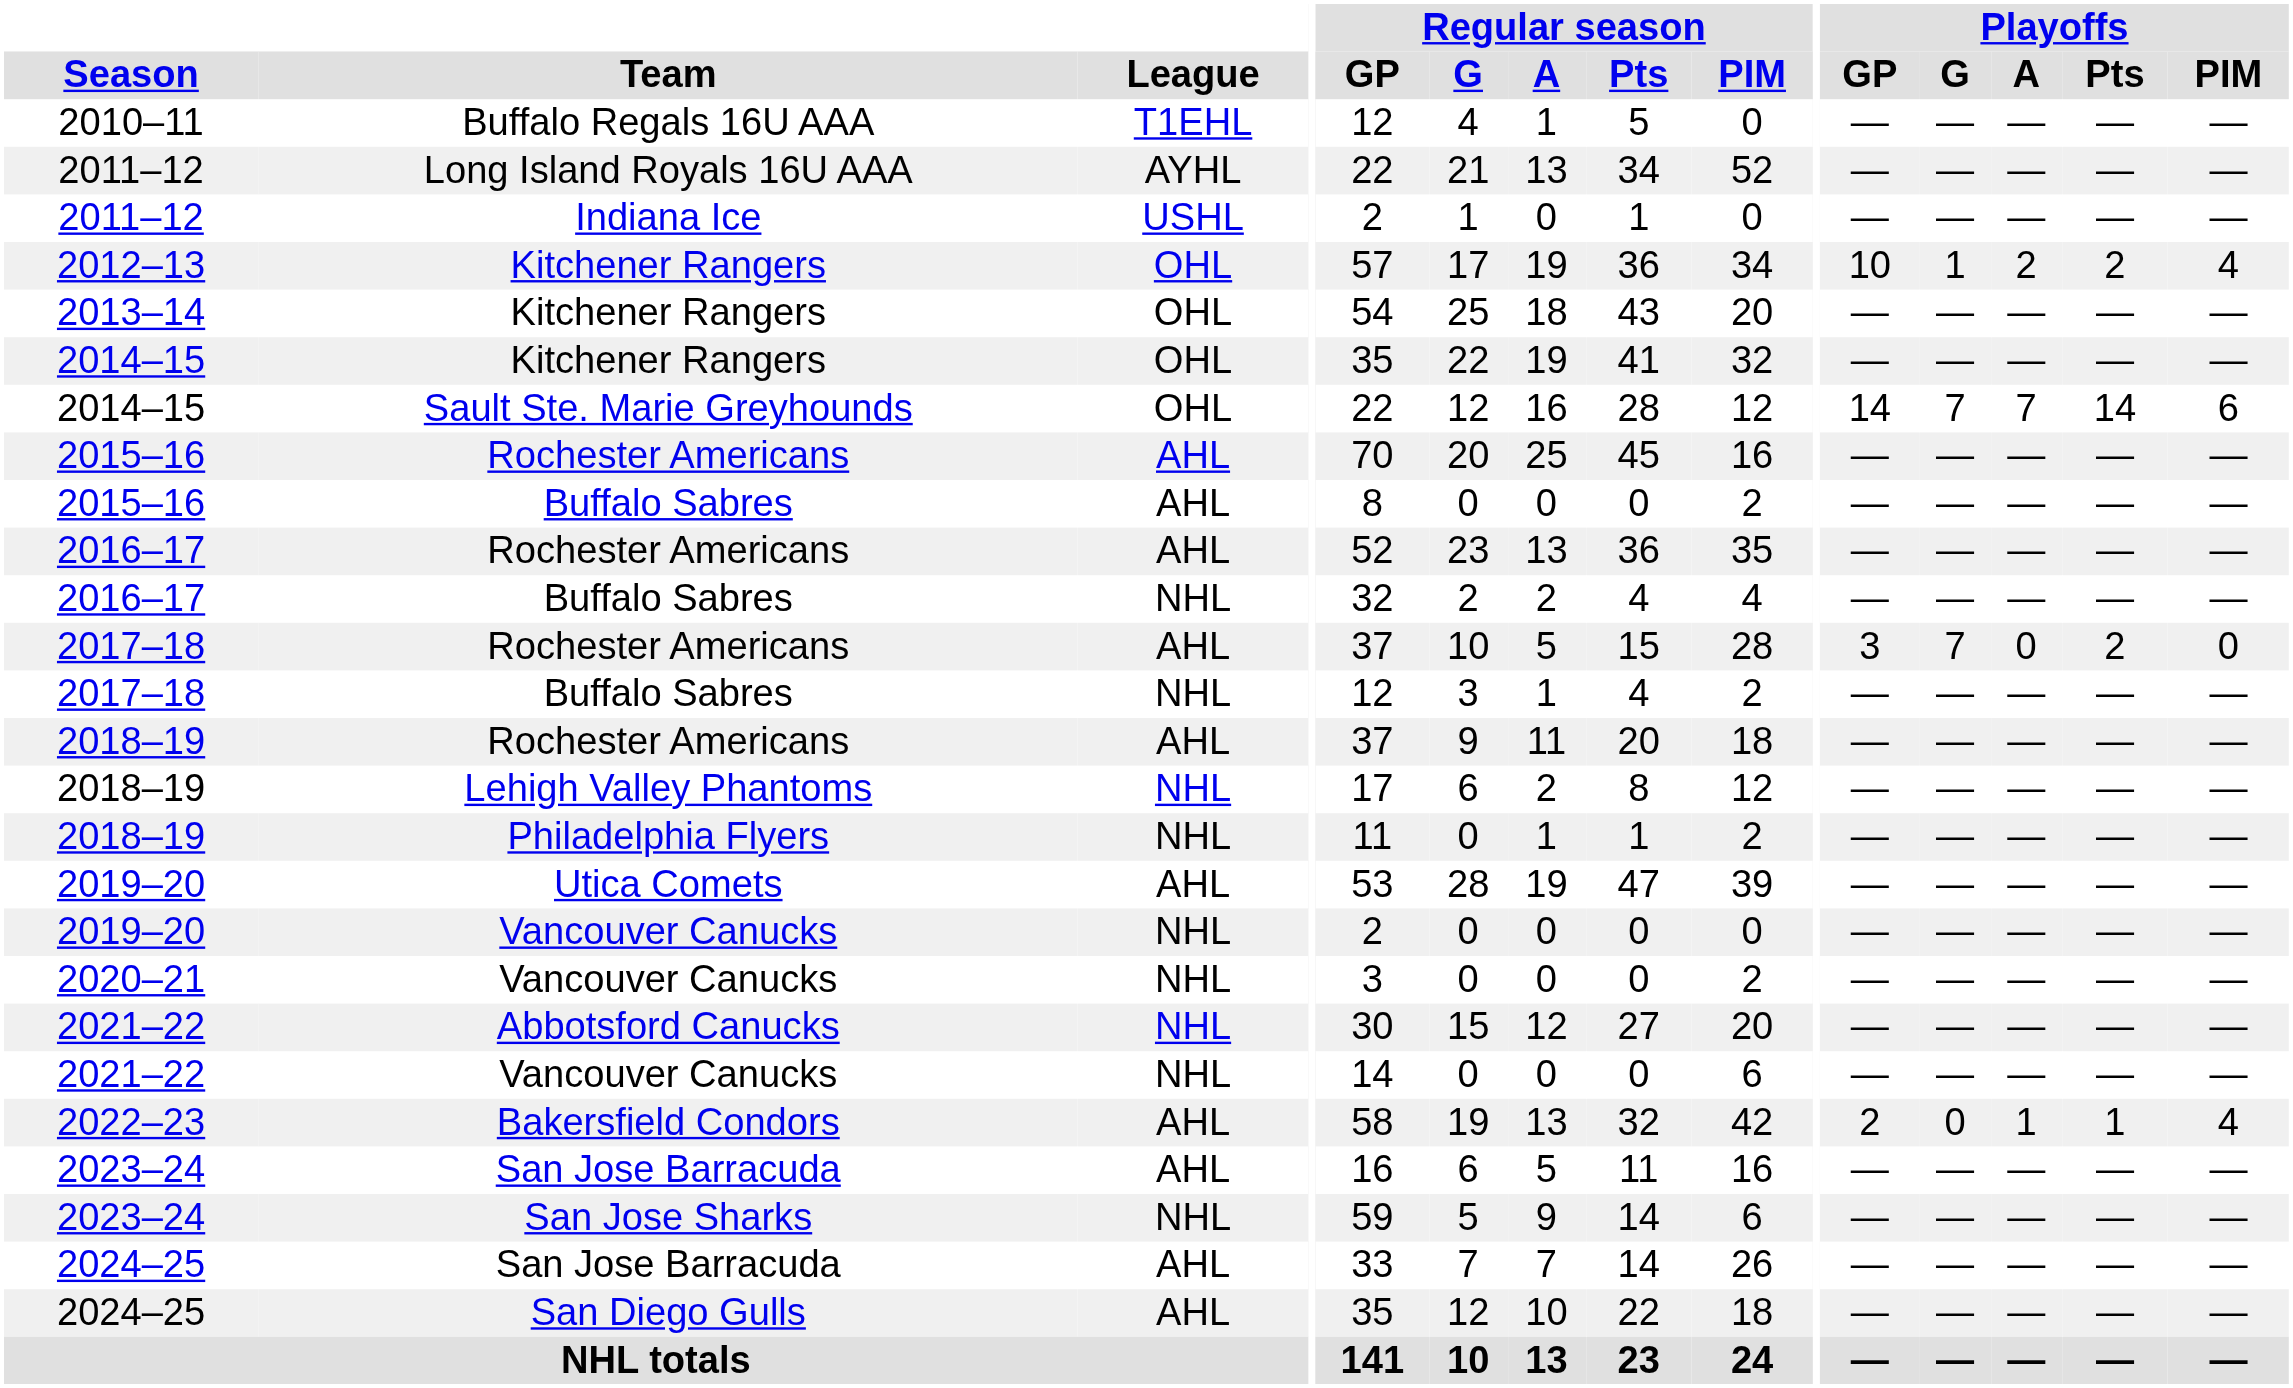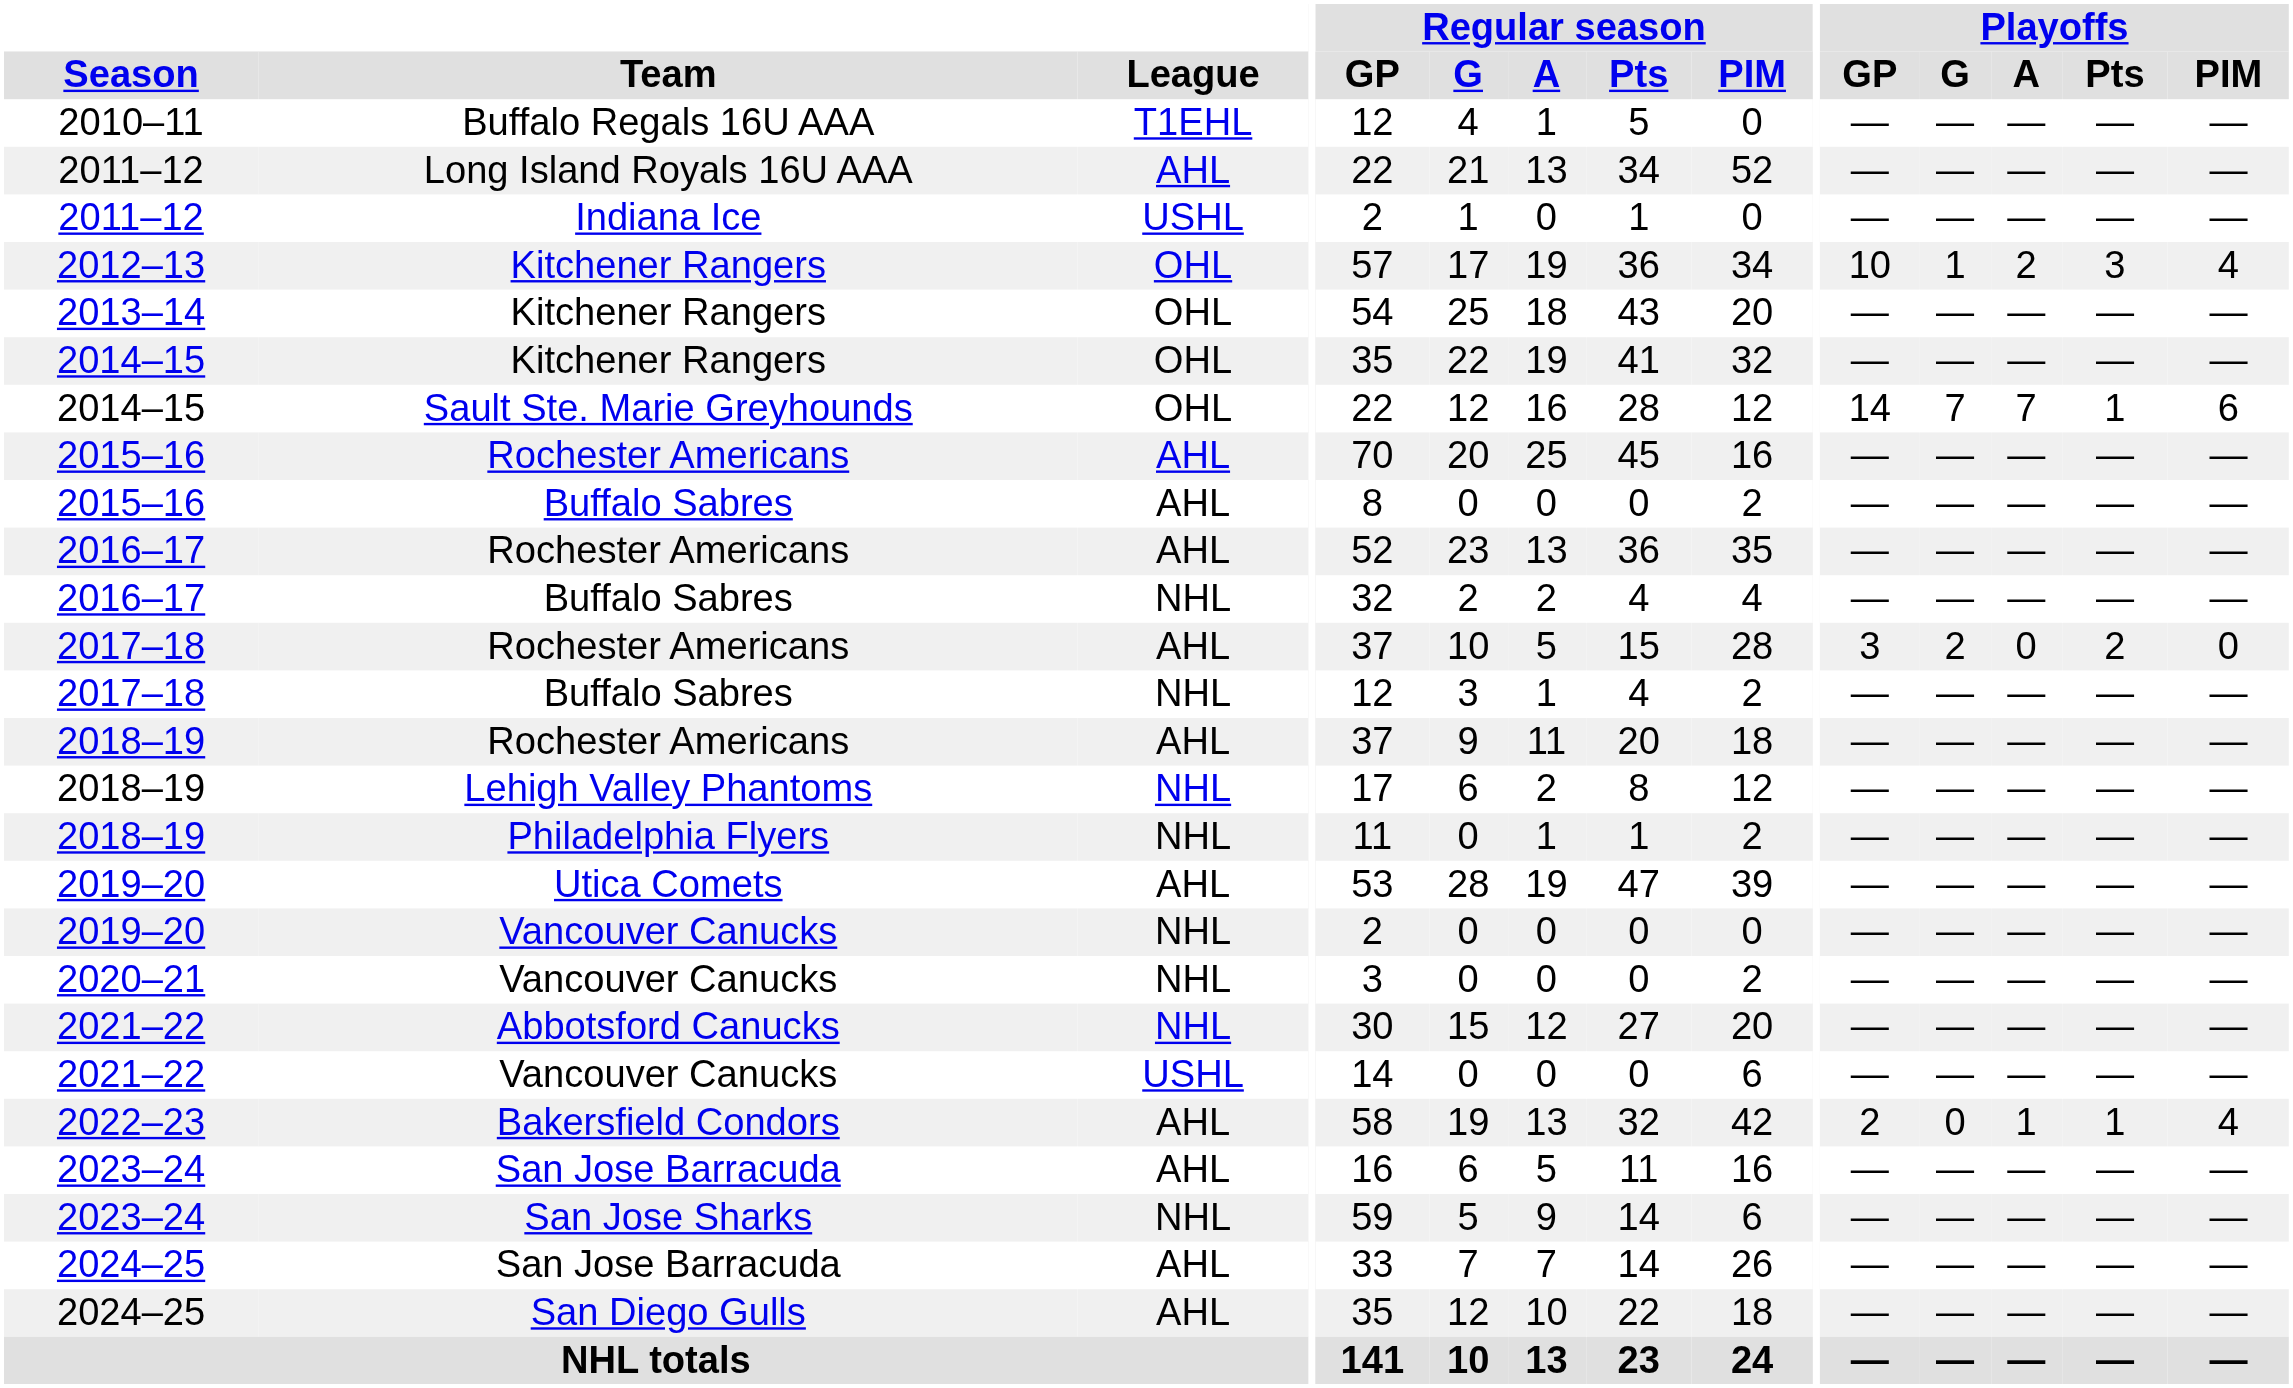(1193, 169) AYHL -> (1193, 169) AHL
(2115, 265) 2 -> (2115, 265) 3
(2115, 407) 14 -> (2115, 407) 1
(1955, 645) 7 -> (1955, 645) 2
(1193, 1074) NHL -> (1193, 1074) USHL
